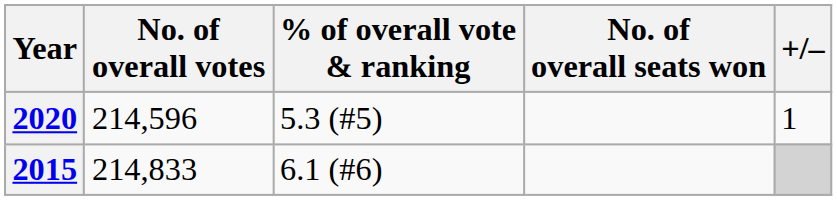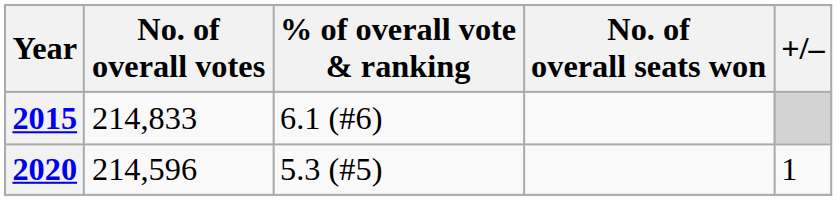rows swapped: (45, 169) <-> (45, 117)
